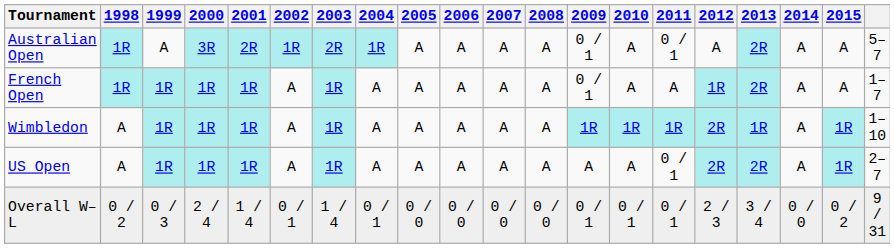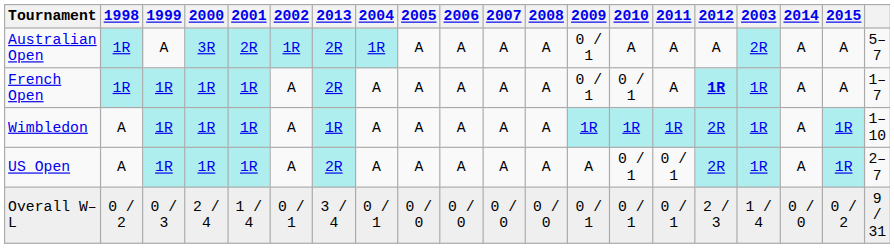columns swapped: (334, 16) <-> (759, 16)
(674, 48) 0 / 1 -> (674, 48) A
(631, 87) A -> (631, 87) 0 / 1
(716, 87) normal -> (716, 87) bold
(631, 167) A -> (631, 167) 0 / 1
